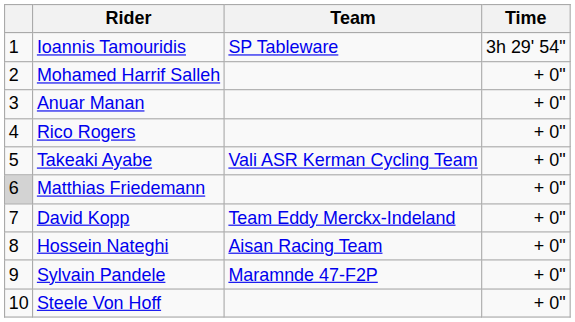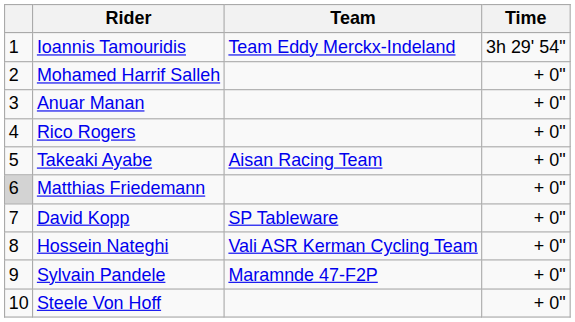(283, 47) SP Tableware -> (342, 47) Team Eddy Merckx-Indeland
(353, 160) Vali ASR Kerman Cycling Team -> (305, 160) Aisan Racing Team
(342, 217) Team Eddy Merckx-Indeland -> (283, 217) SP Tableware
(305, 246) Aisan Racing Team -> (353, 246) Vali ASR Kerman Cycling Team
